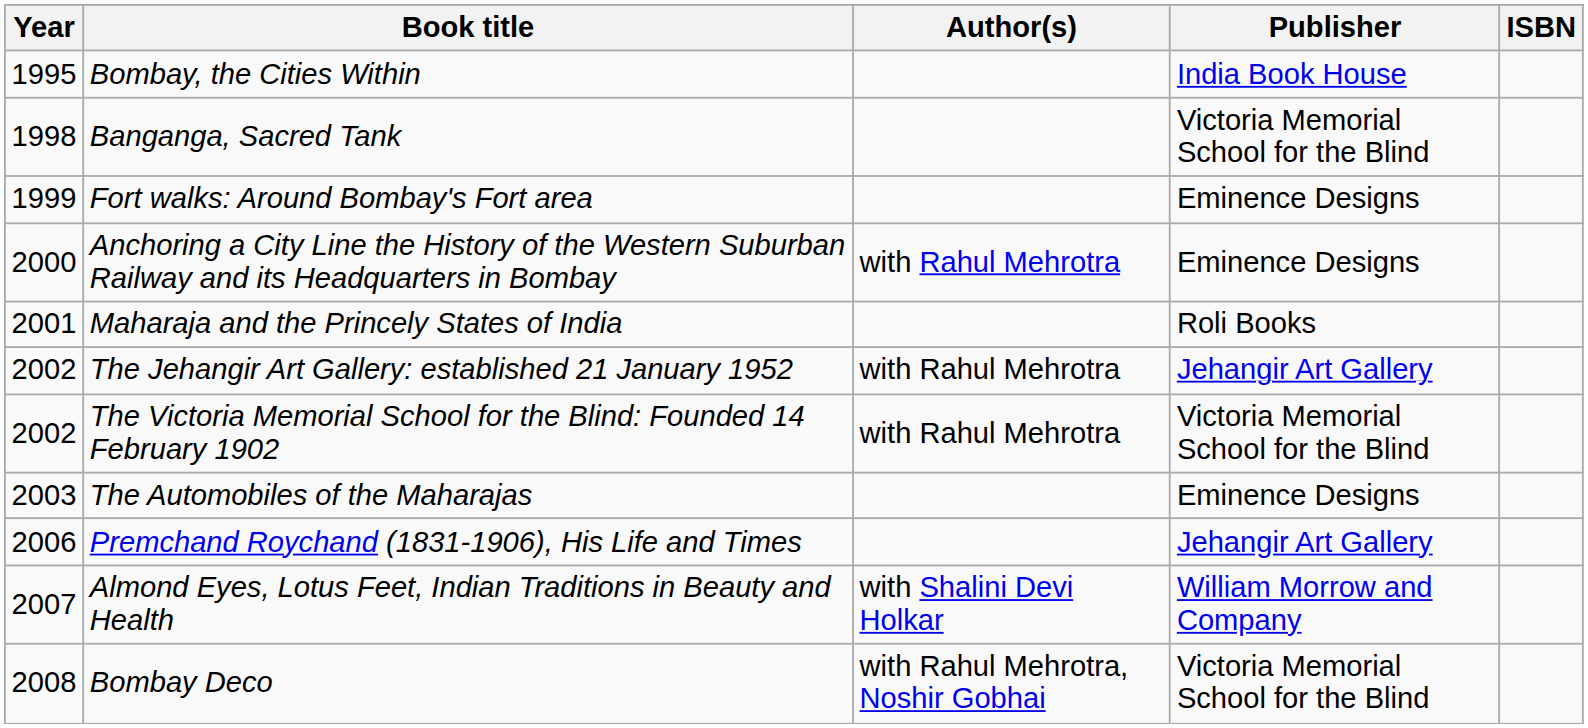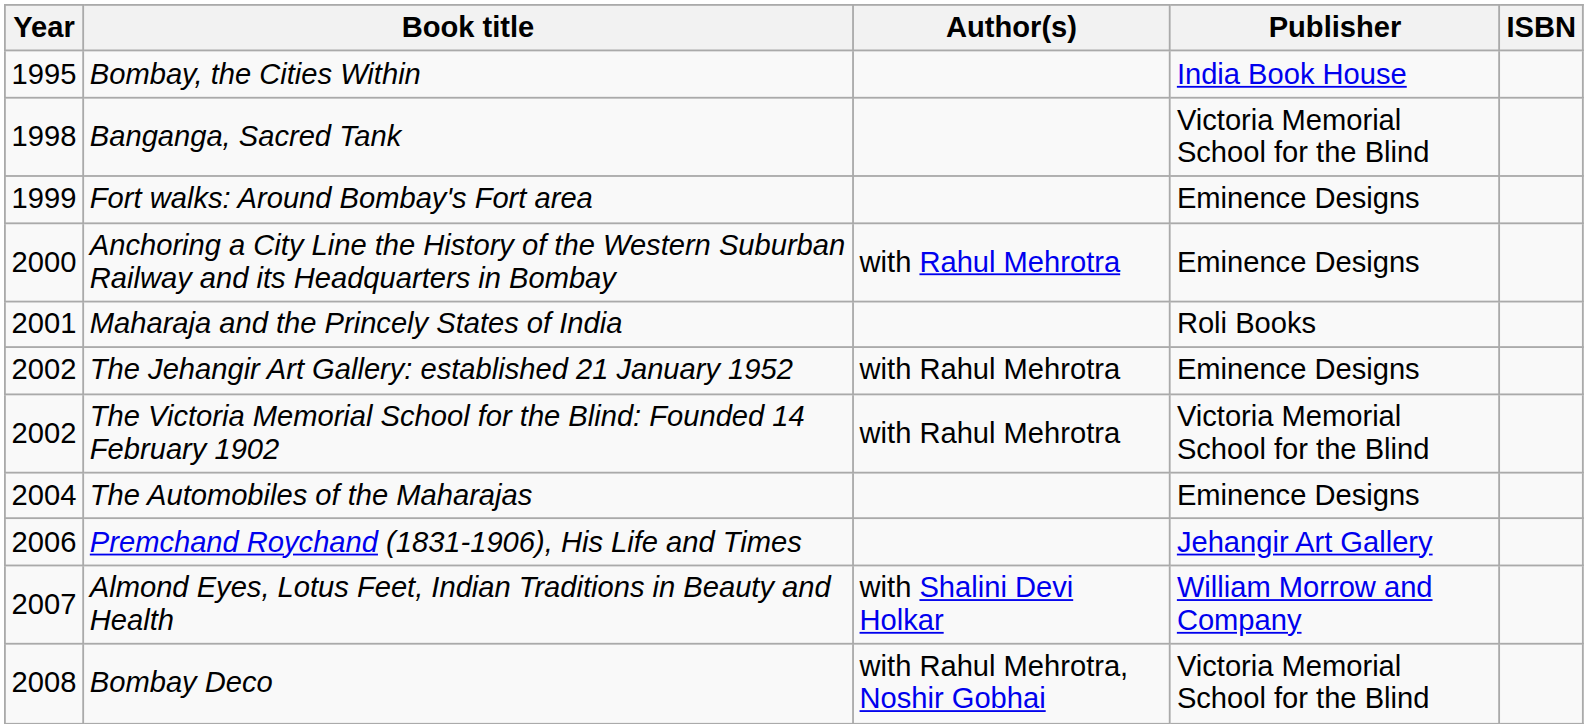(1305, 370) Jehangir Art Gallery -> (1298, 370) Eminence Designs
(44, 495) 2003 -> (44, 495) 2004
